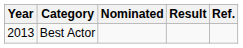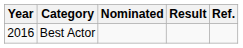(21, 33) 2013 -> (21, 33) 2016
